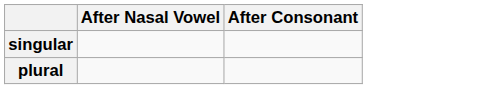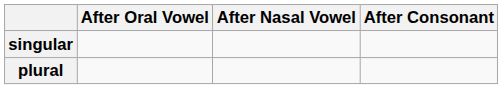+ column: (145, 17)
